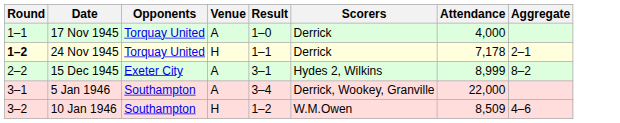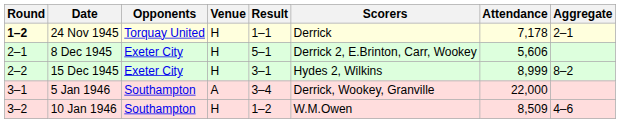- row: (85, 33)
+ row: (81, 52)
(214, 71) A -> (215, 71) H
